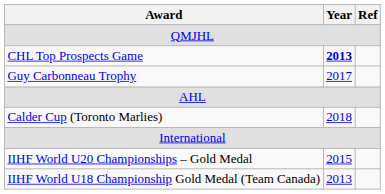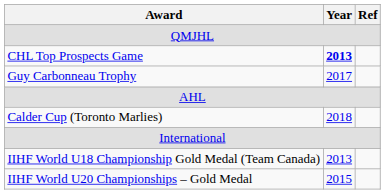rows swapped: (164, 179) <-> (130, 158)
